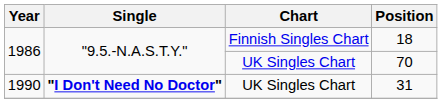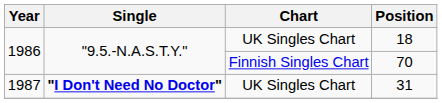(299, 39) Finnish Singles Chart -> (299, 39) UK Singles Chart
(299, 62) UK Singles Chart -> (299, 62) Finnish Singles Chart
(24, 86) 1990 -> (24, 86) 1987
